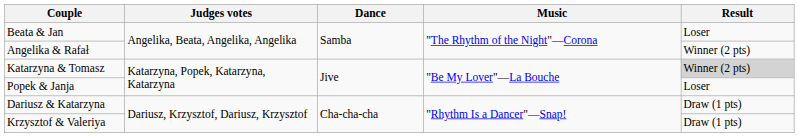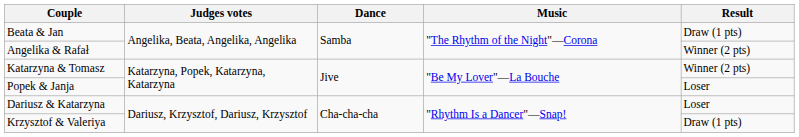(697, 31) Loser -> (713, 31) Draw (1 pts)
(717, 68) lightgrey background -> (717, 68) no background
(713, 104) Draw (1 pts) -> (697, 104) Loser
